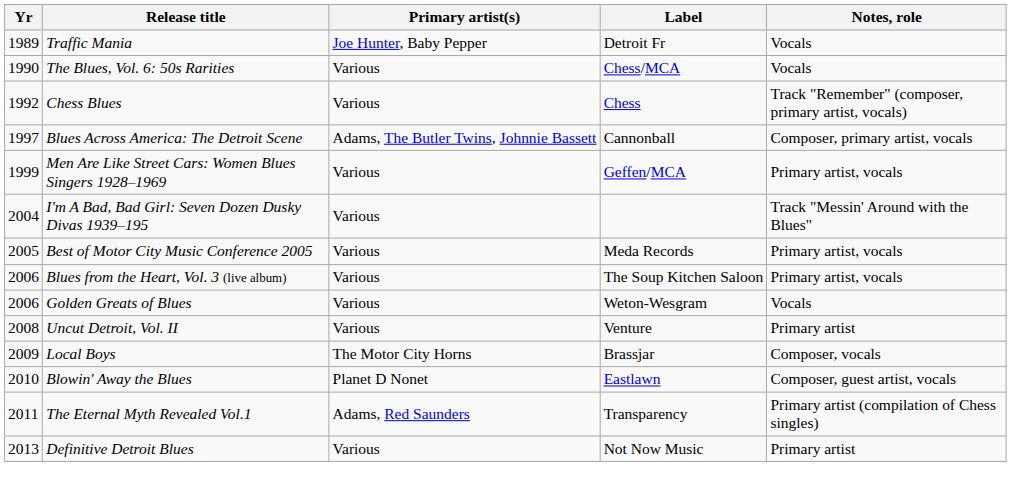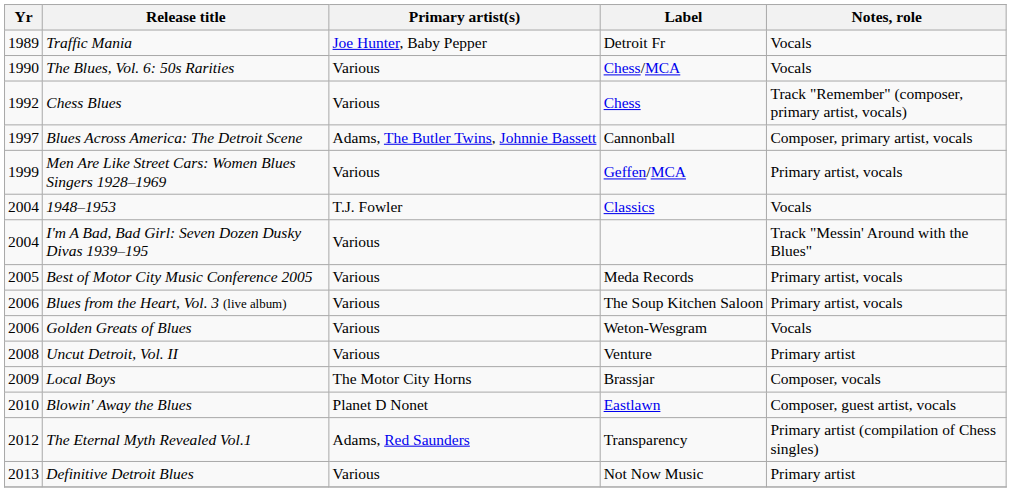+ row: (81, 207)
(23, 414) 2011 -> (24, 439) 2012
